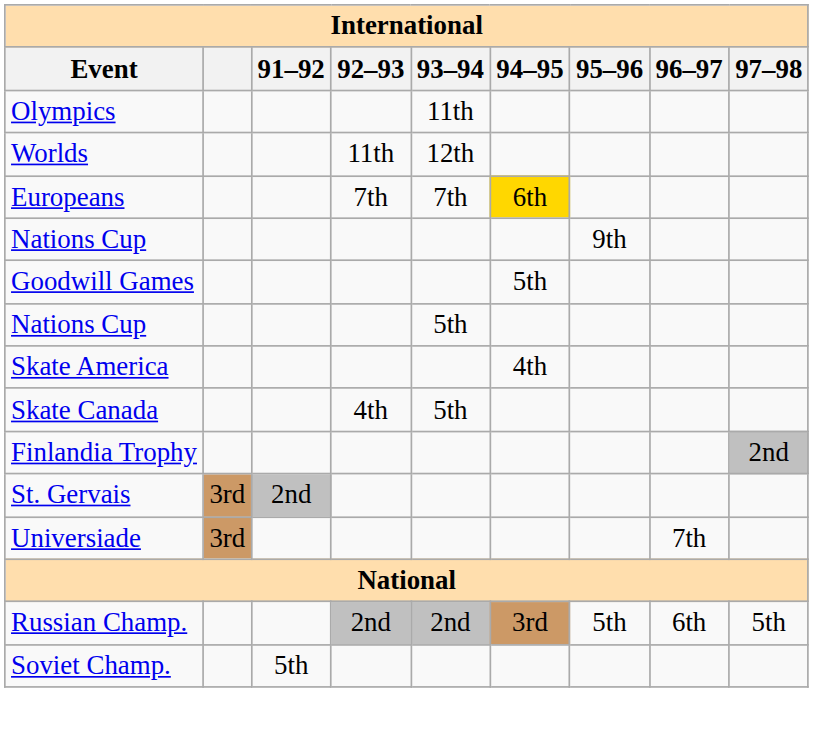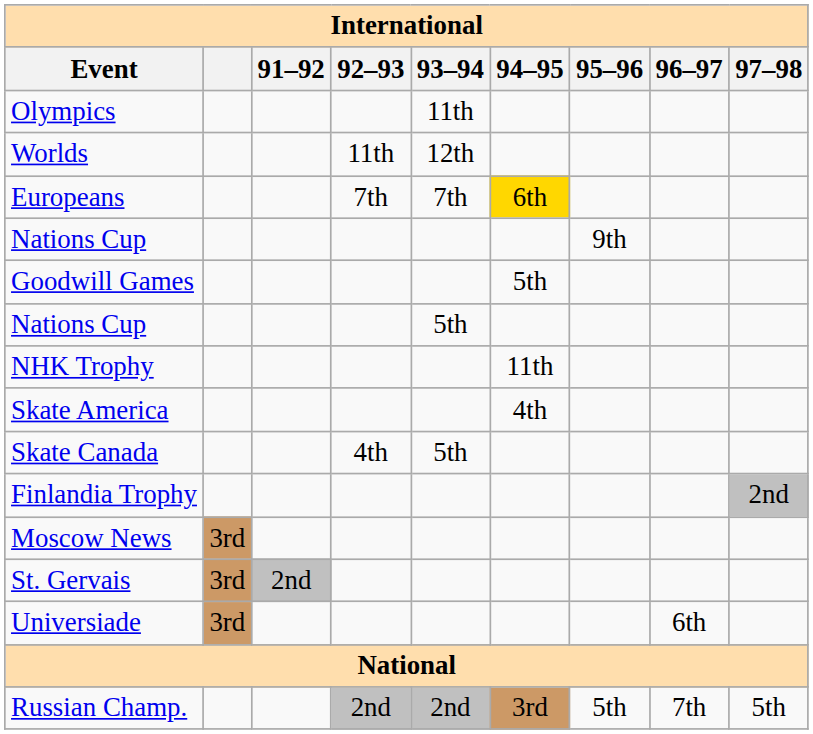+ row: (82, 366)
+ row: (91, 537)
(689, 537) 7th -> (689, 622) 6th
(689, 622) 6th -> (689, 707) 7th
- row: (91, 665)
